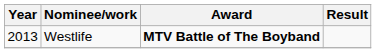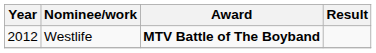(23, 36) 2013 -> (23, 36) 2012
